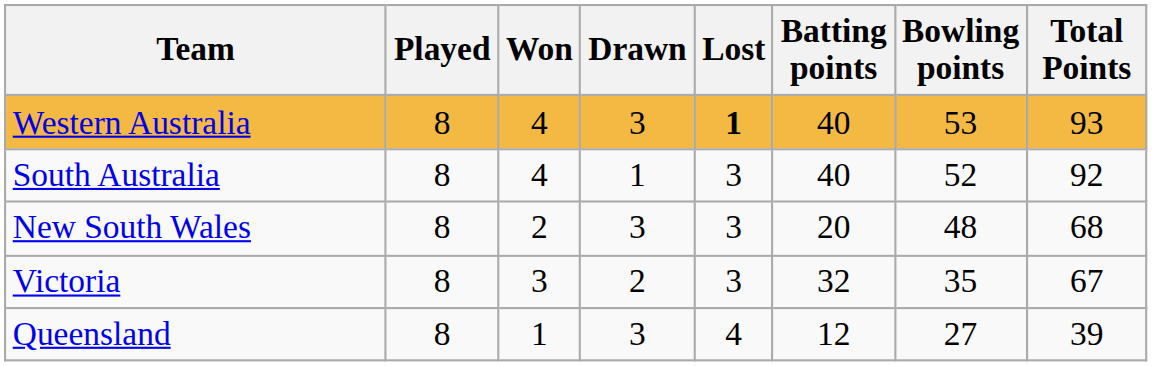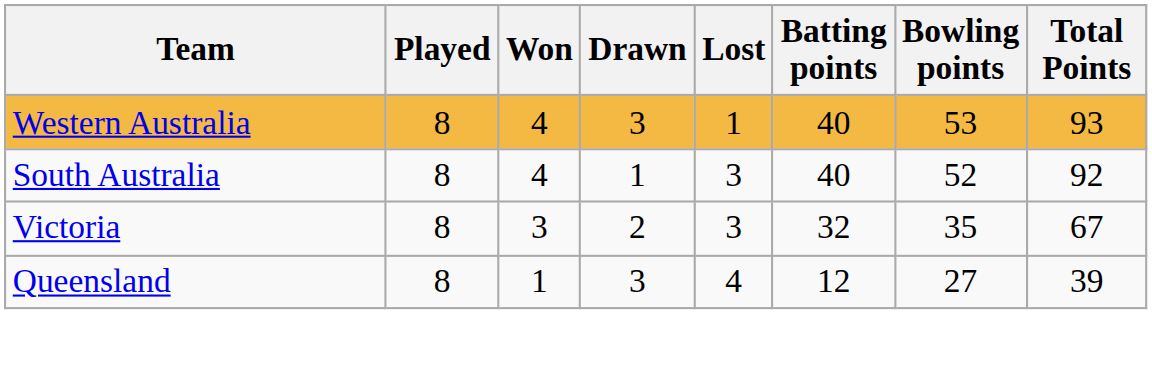(734, 121) bold -> (734, 121) normal
- row: (132, 227)
